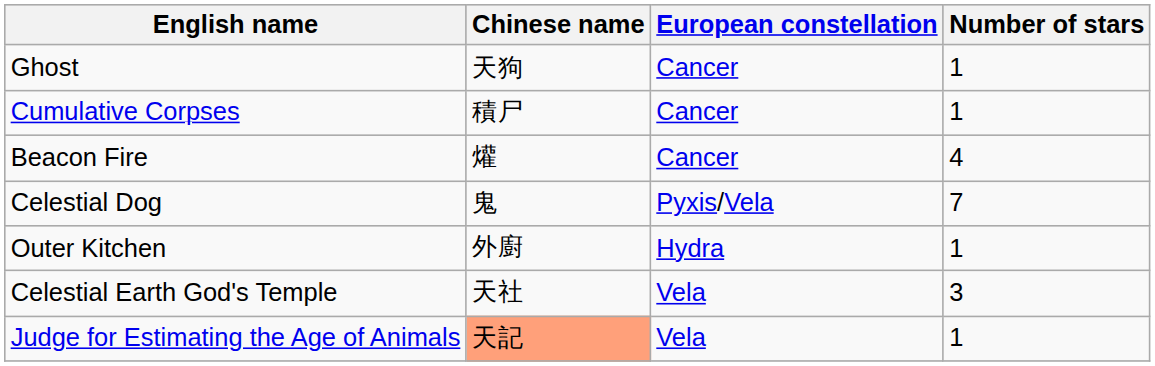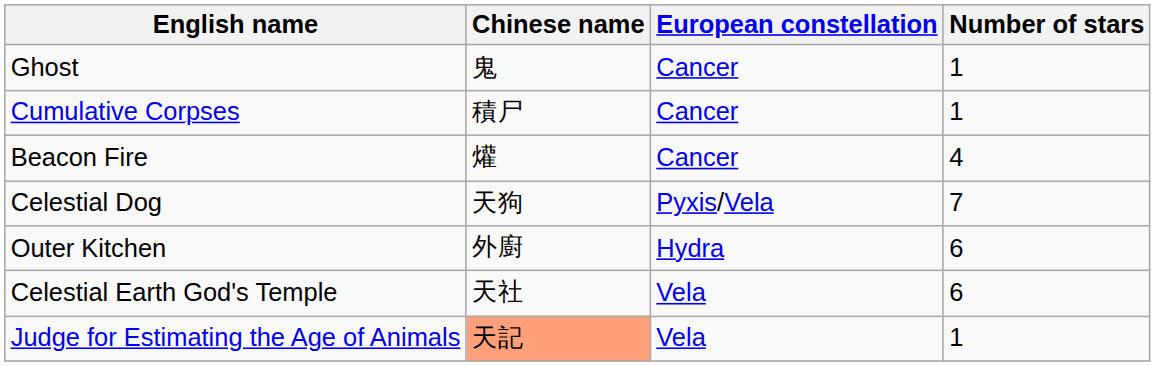(498, 66) 天狗 -> (485, 66) 鬼
(485, 201) 鬼 -> (498, 201) 天狗
(956, 247) 1 -> (956, 247) 6
(956, 292) 3 -> (956, 292) 6
